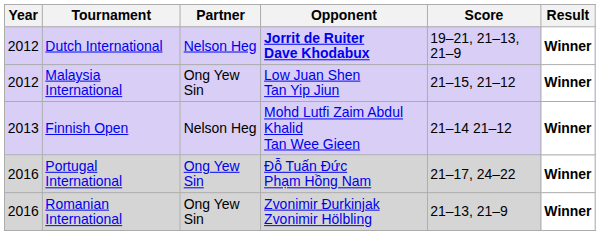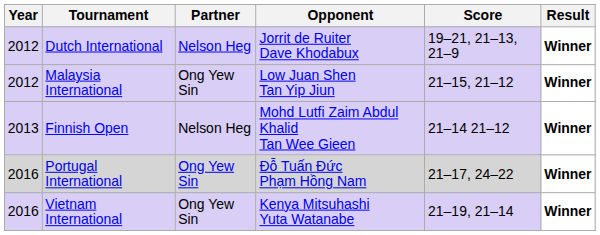(317, 46) bold -> (309, 46) normal
- row: (84, 212)
+ row: (84, 212)
